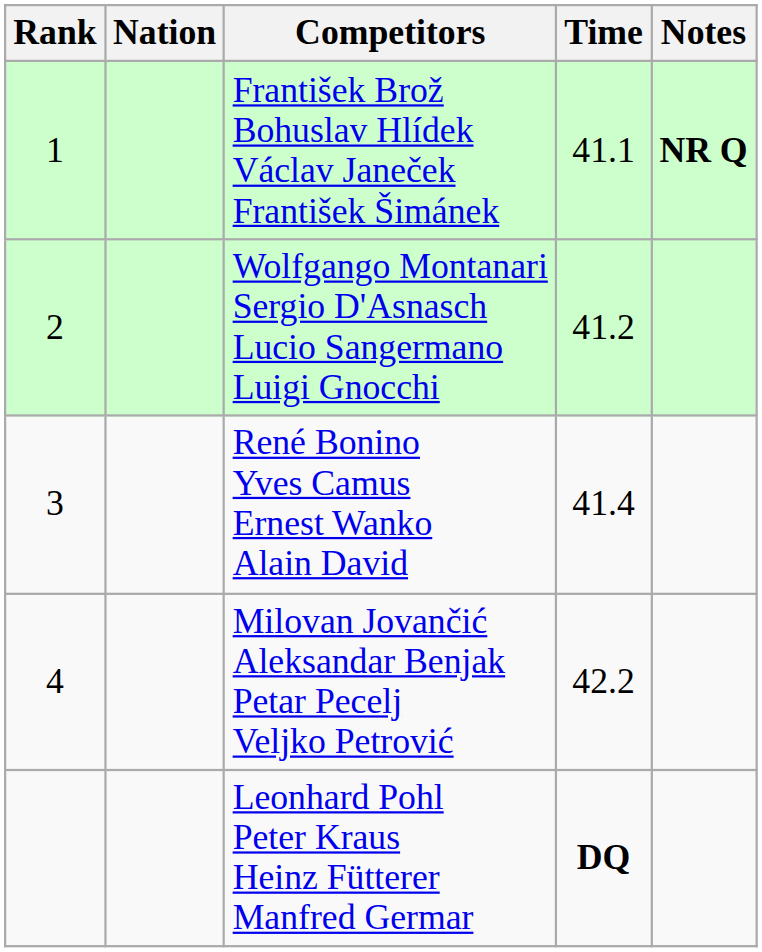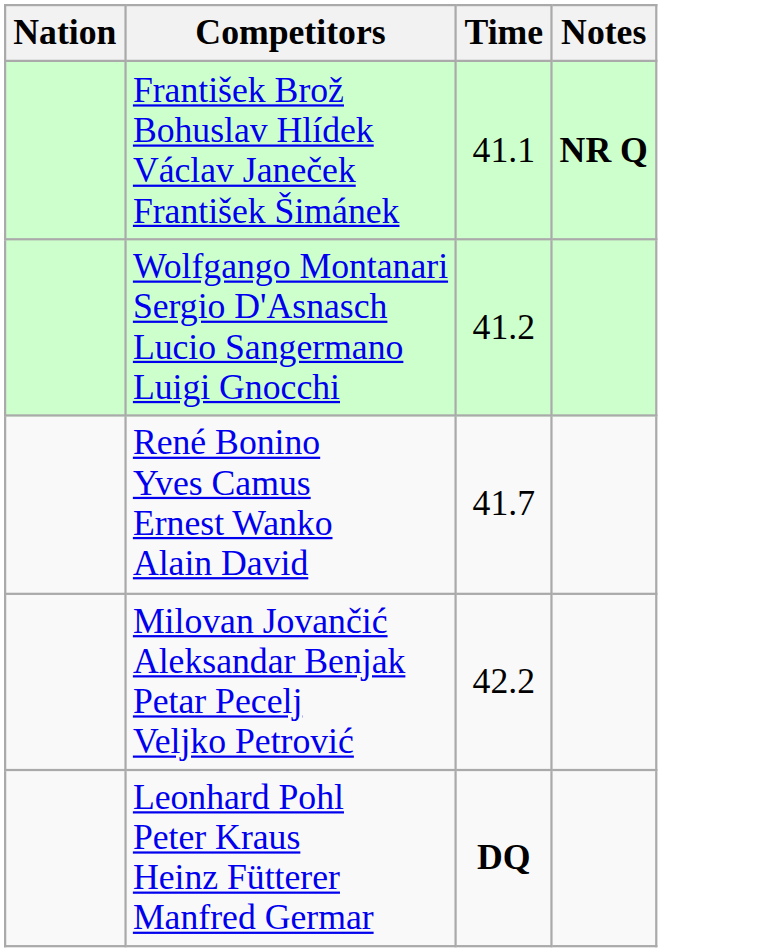- column: (55, 32)
(604, 503) 41.4 -> (504, 503) 41.7
